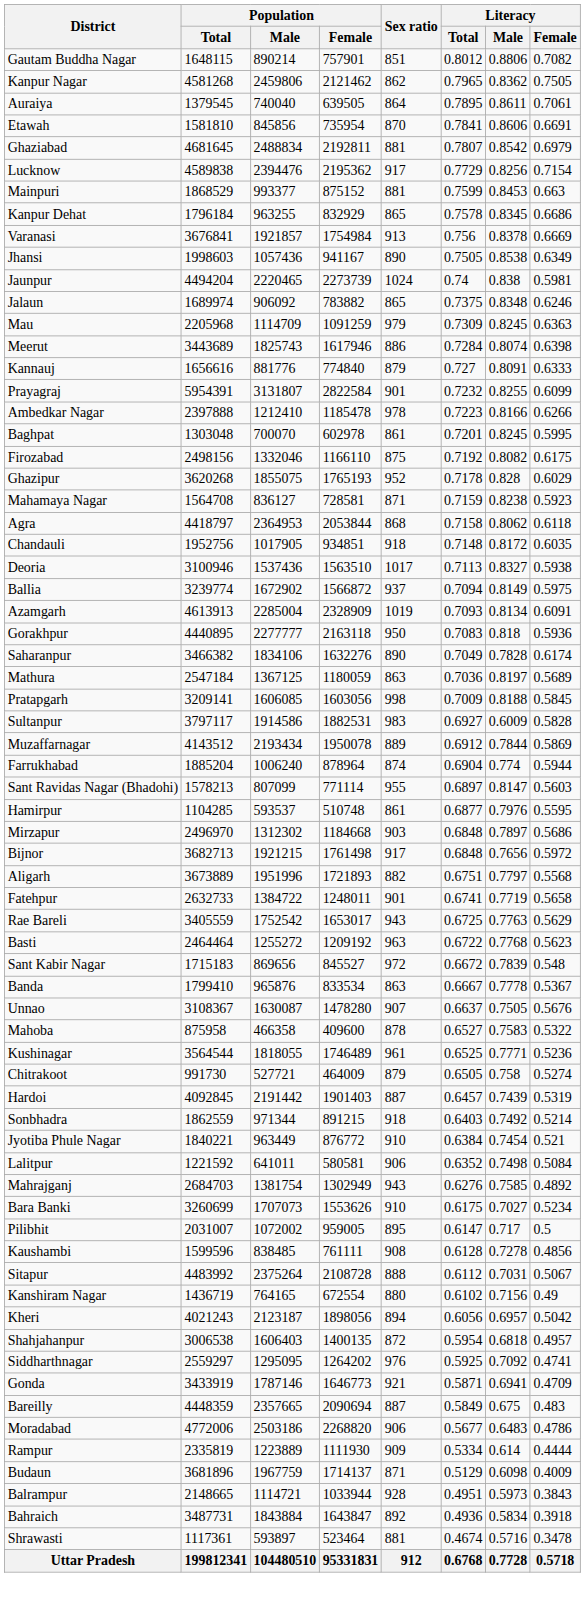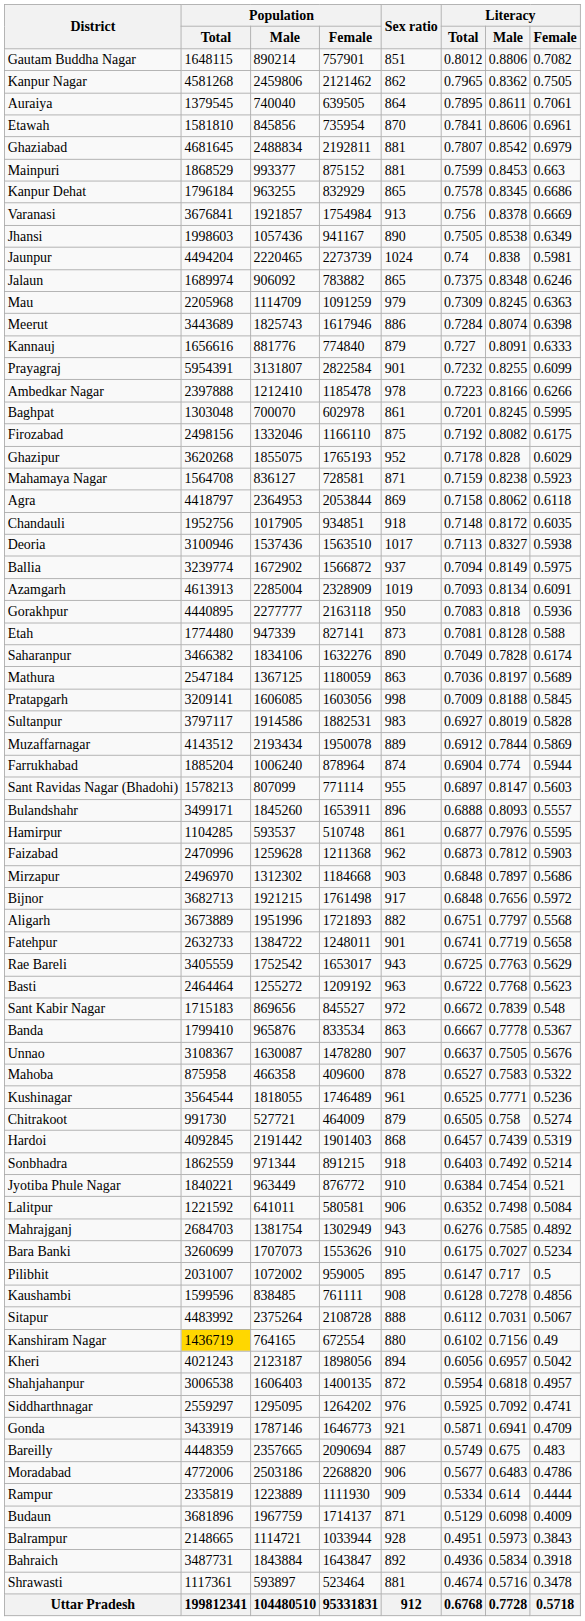(553, 125) 0.6691 -> (553, 125) 0.6961
- row: (34, 170)
(395, 523) 868 -> (395, 501) 869
+ row: (20, 633)
(508, 721) 0.6009 -> (508, 721) 0.8019
+ row: (43, 810)
+ row: (33, 854)
(395, 1097) 887 -> (395, 1141) 868
(209, 1295) no background -> (209, 1340) gold background
(463, 1406) 0.5849 -> (463, 1450) 0.5749
